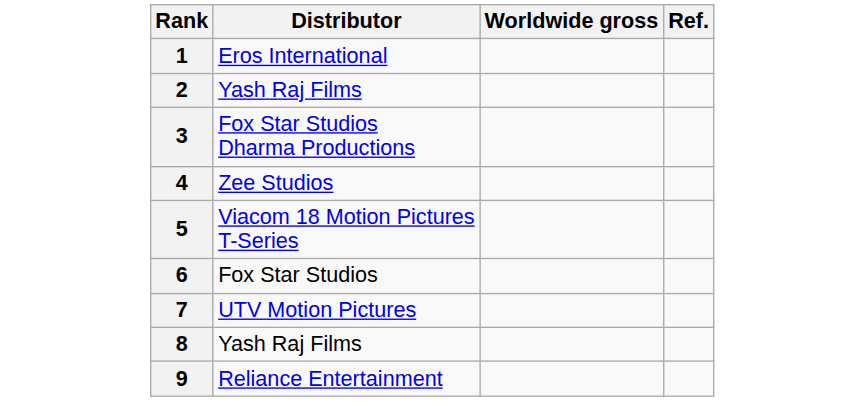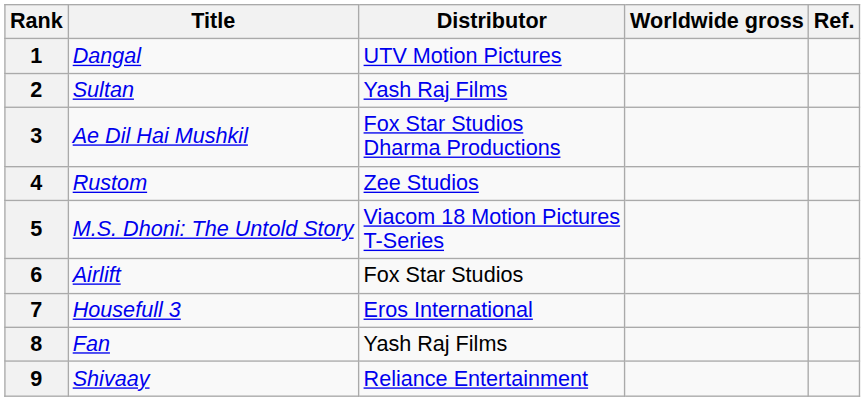+ column: (213, 21)
(303, 55) Eros International -> (463, 55) UTV Motion Pictures
(317, 310) UTV Motion Pictures -> (448, 310) Eros International
